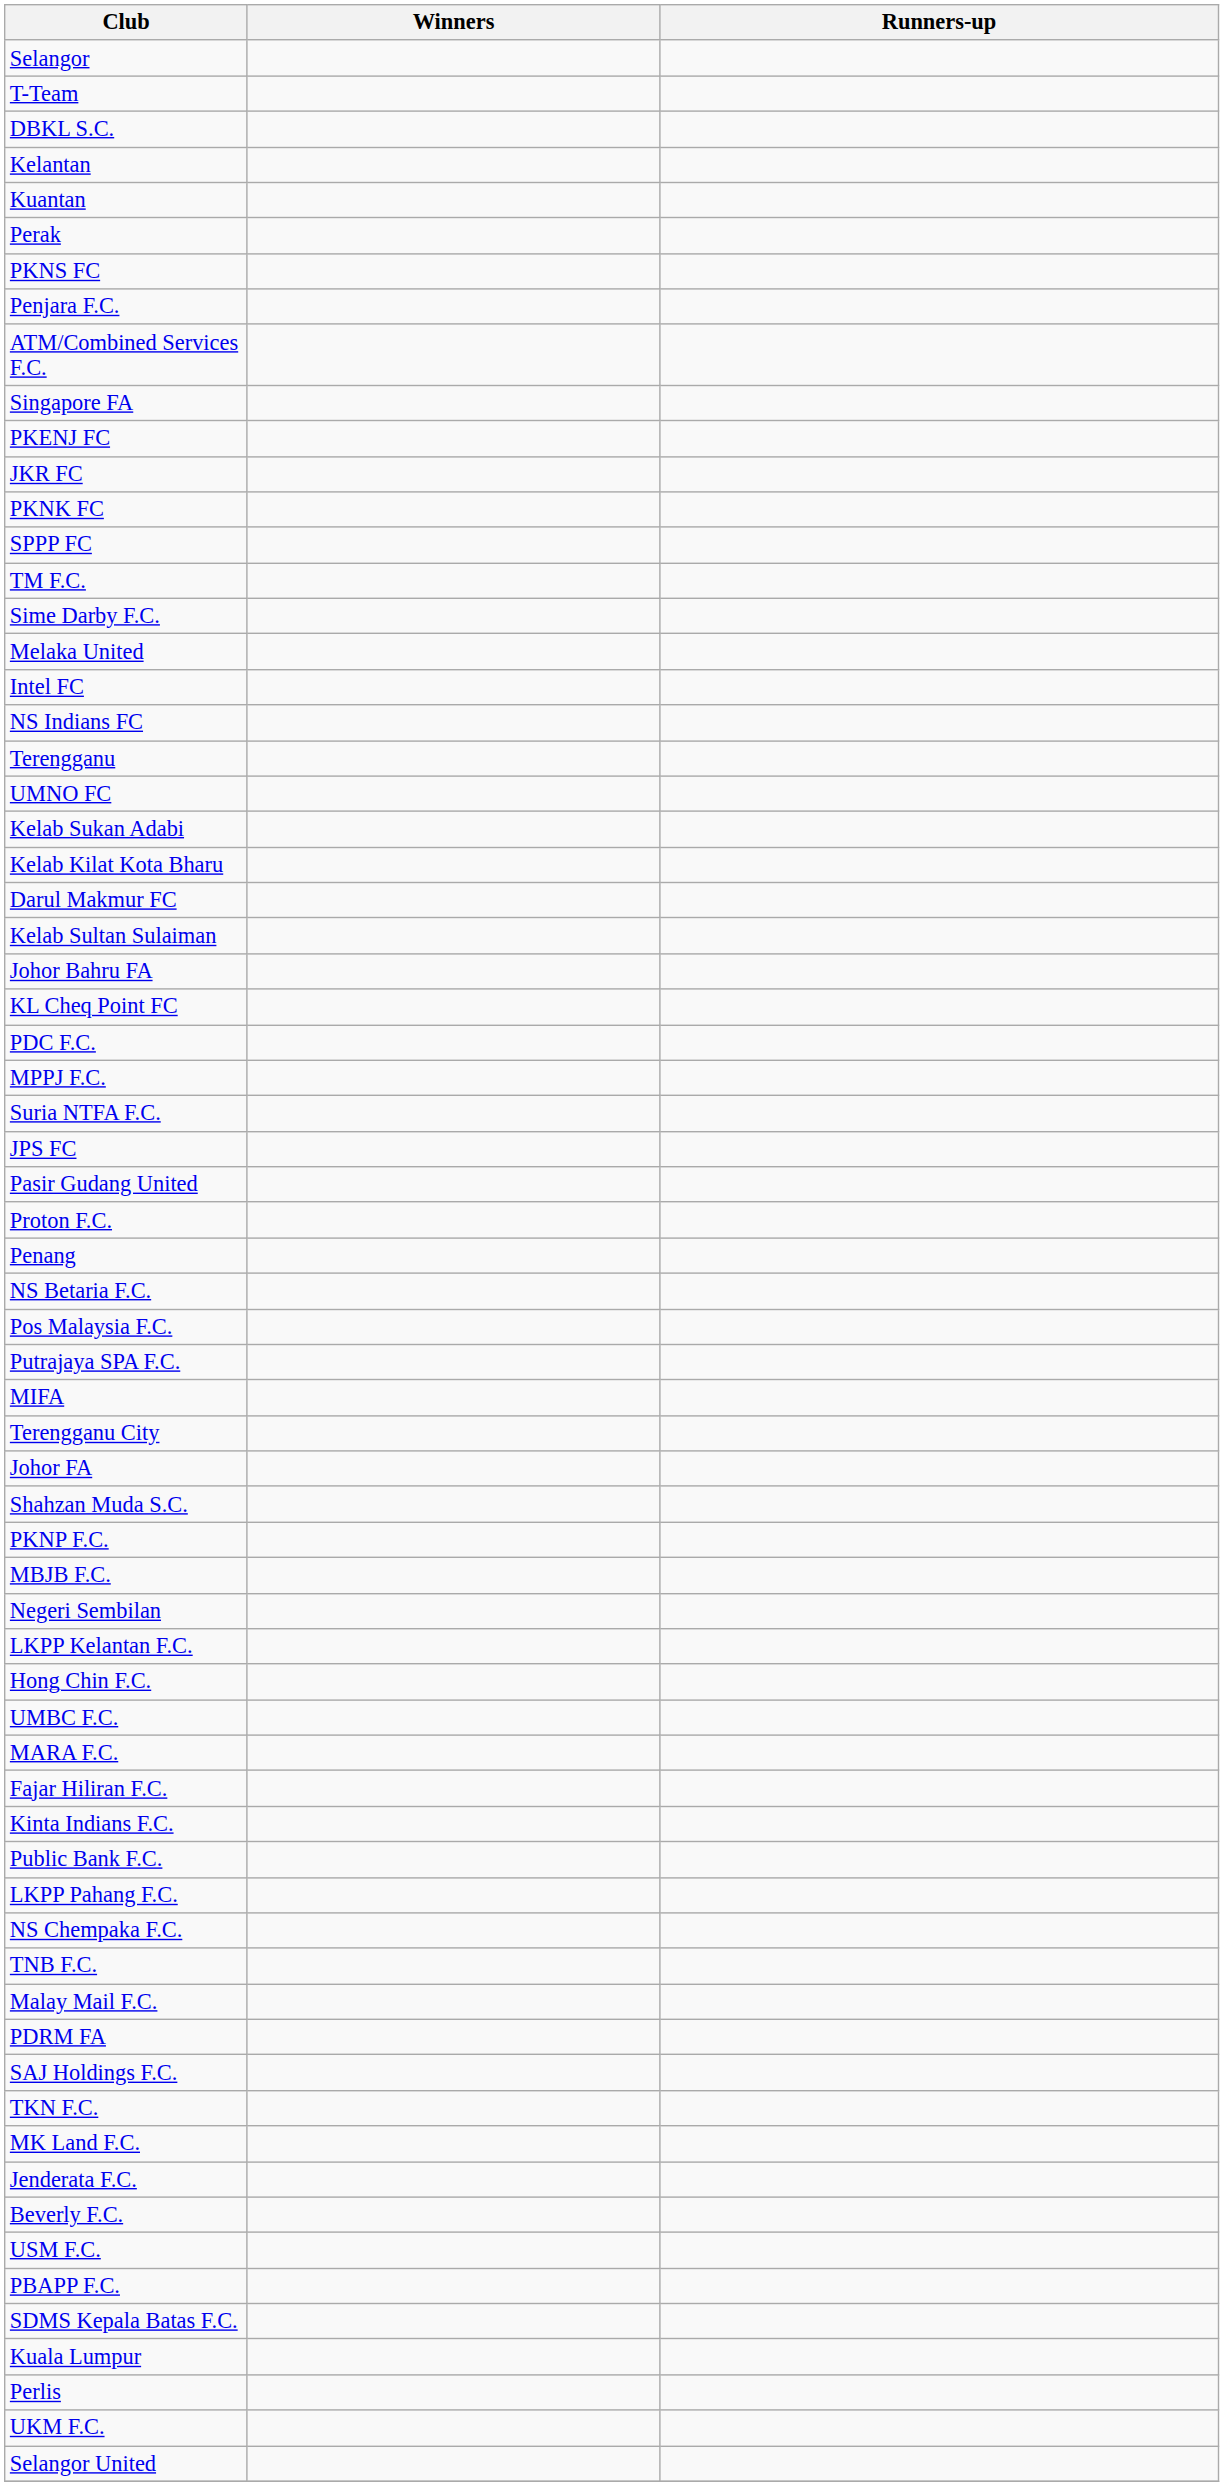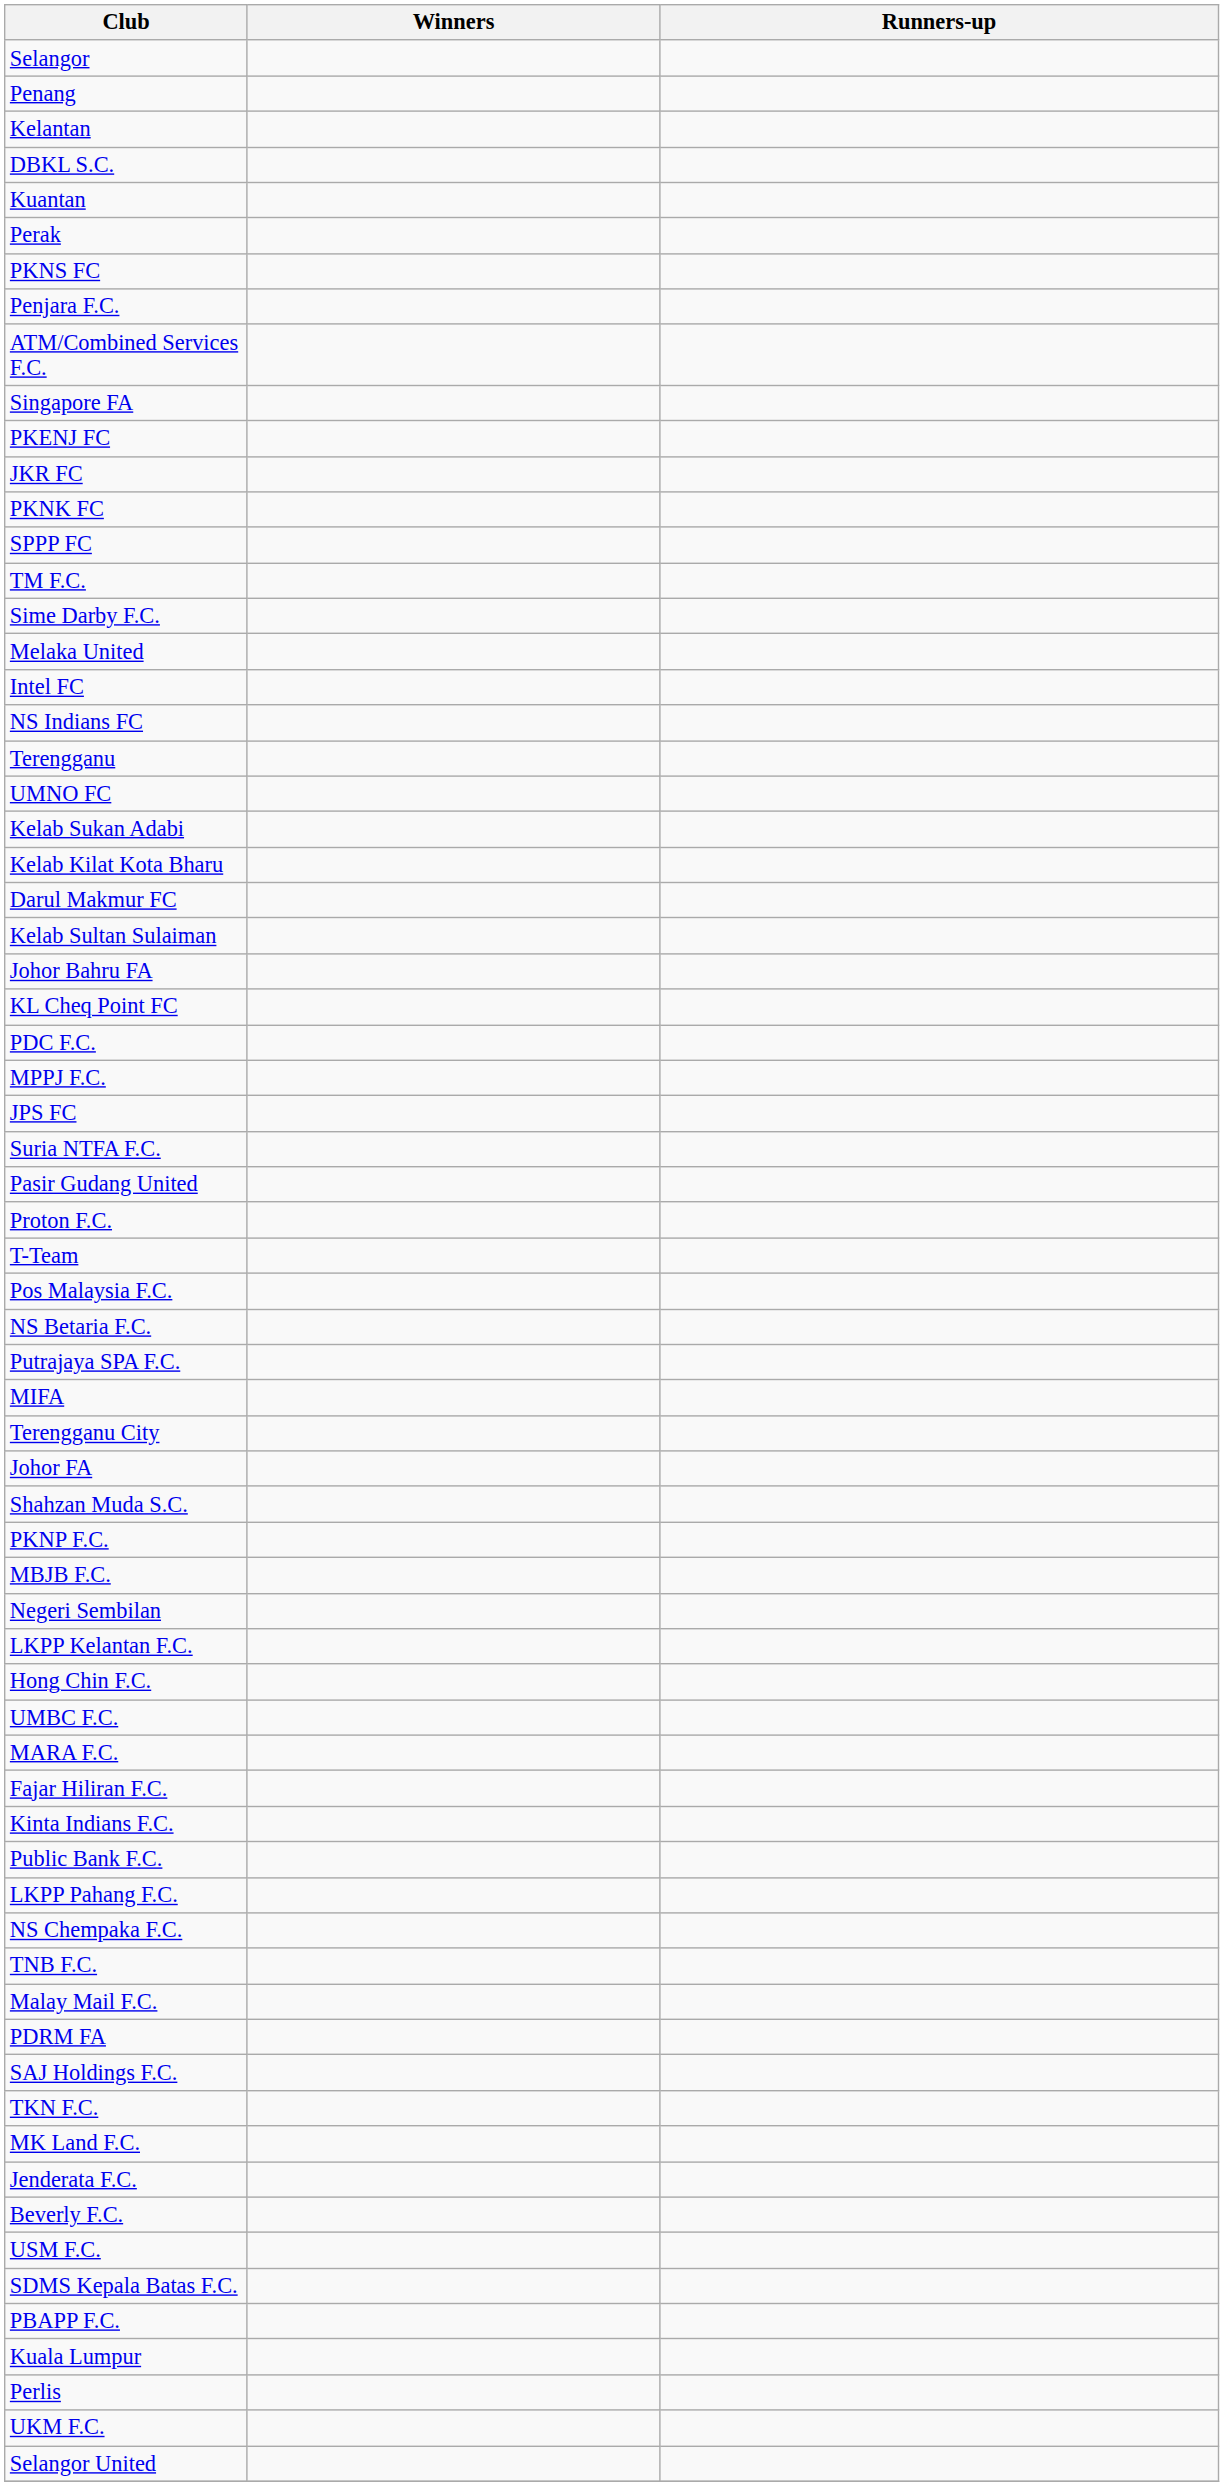rows swapped: (43, 1255) <-> (44, 93)
rows swapped: (62, 128) <-> (50, 164)
rows swapped: (43, 1148) <-> (85, 1113)
rows swapped: (91, 1326) <-> (81, 1290)
rows swapped: (124, 2321) <-> (65, 2285)
